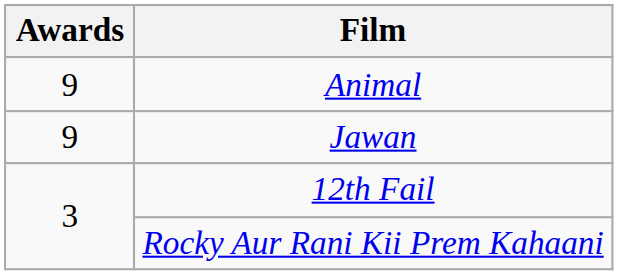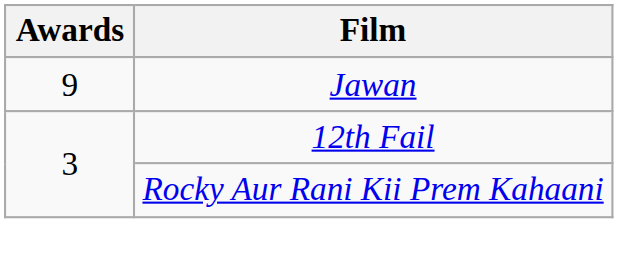- row: (373, 83)
